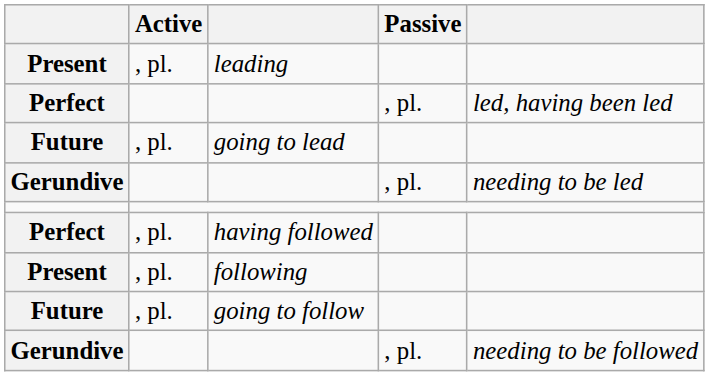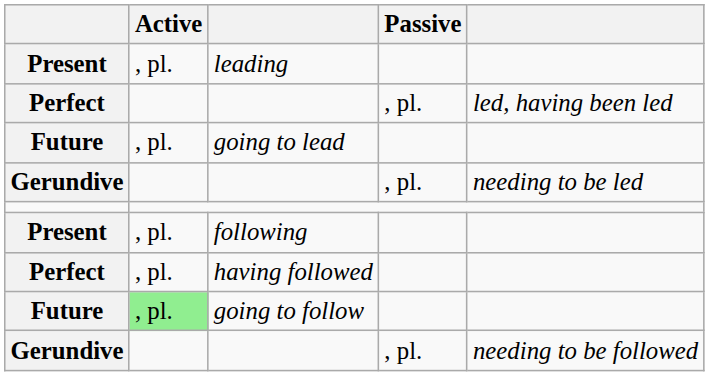rows swapped: (67, 271) <-> (67, 232)
(154, 310) no background -> (154, 310) lightgreen background
